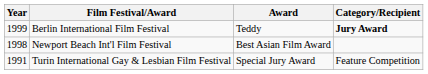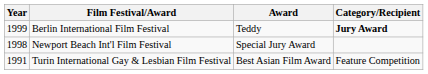(283, 45) Best Asian Film Award -> (276, 45) Special Jury Award
(276, 61) Special Jury Award -> (283, 61) Best Asian Film Award
